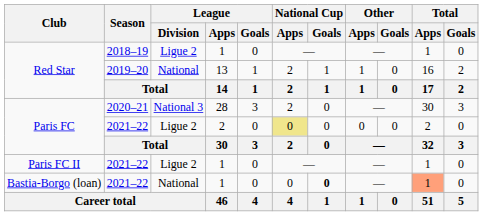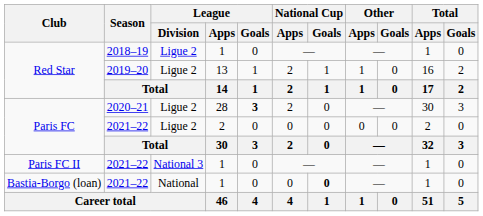(178, 70) National -> (178, 70) Ligue 2
(178, 107) National 3 -> (178, 107) Ligue 2
(255, 107) normal -> (255, 107) bold
(290, 126) khaki background -> (290, 126) no background
(178, 164) Ligue 2 -> (178, 164) National 3
(428, 182) lightsalmon background -> (428, 182) no background
